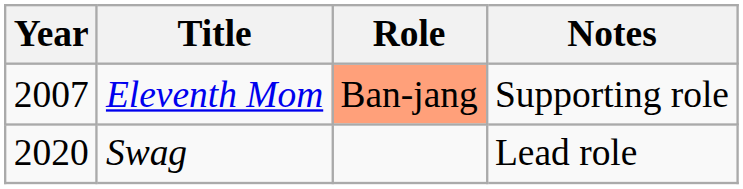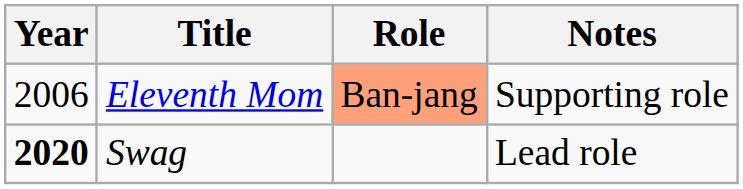(51, 93) 2007 -> (51, 93) 2006
(51, 152) normal -> (51, 152) bold
